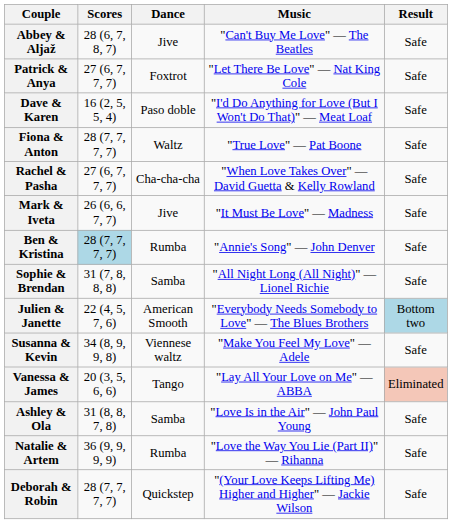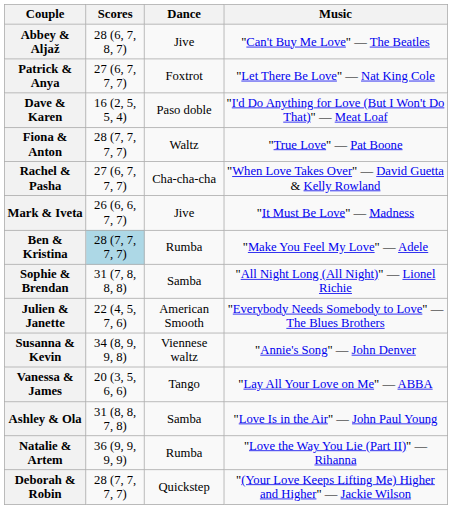- column: (416, 14)
(294, 247) "Annie's Song" — John Denver -> (335, 247) "Make You Feel My Love" — Adele
(294, 350) "Make You Feel My Love" — Adele -> (335, 350) "Annie's Song" — John Denver
